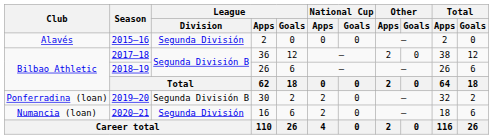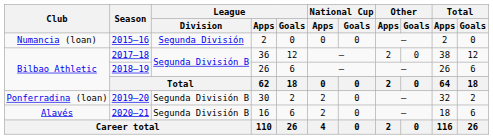(57, 40) Alavés -> (57, 40) Numancia (loan)
(57, 112) Numancia (loan) -> (57, 112) Alavés
(201, 112) Segunda División -> (201, 112) Segunda División B
